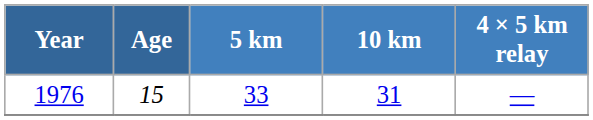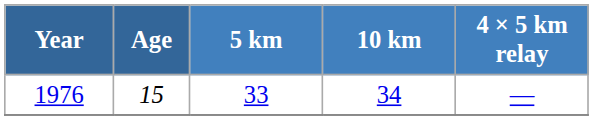(389, 94) 31 -> (389, 94) 34
